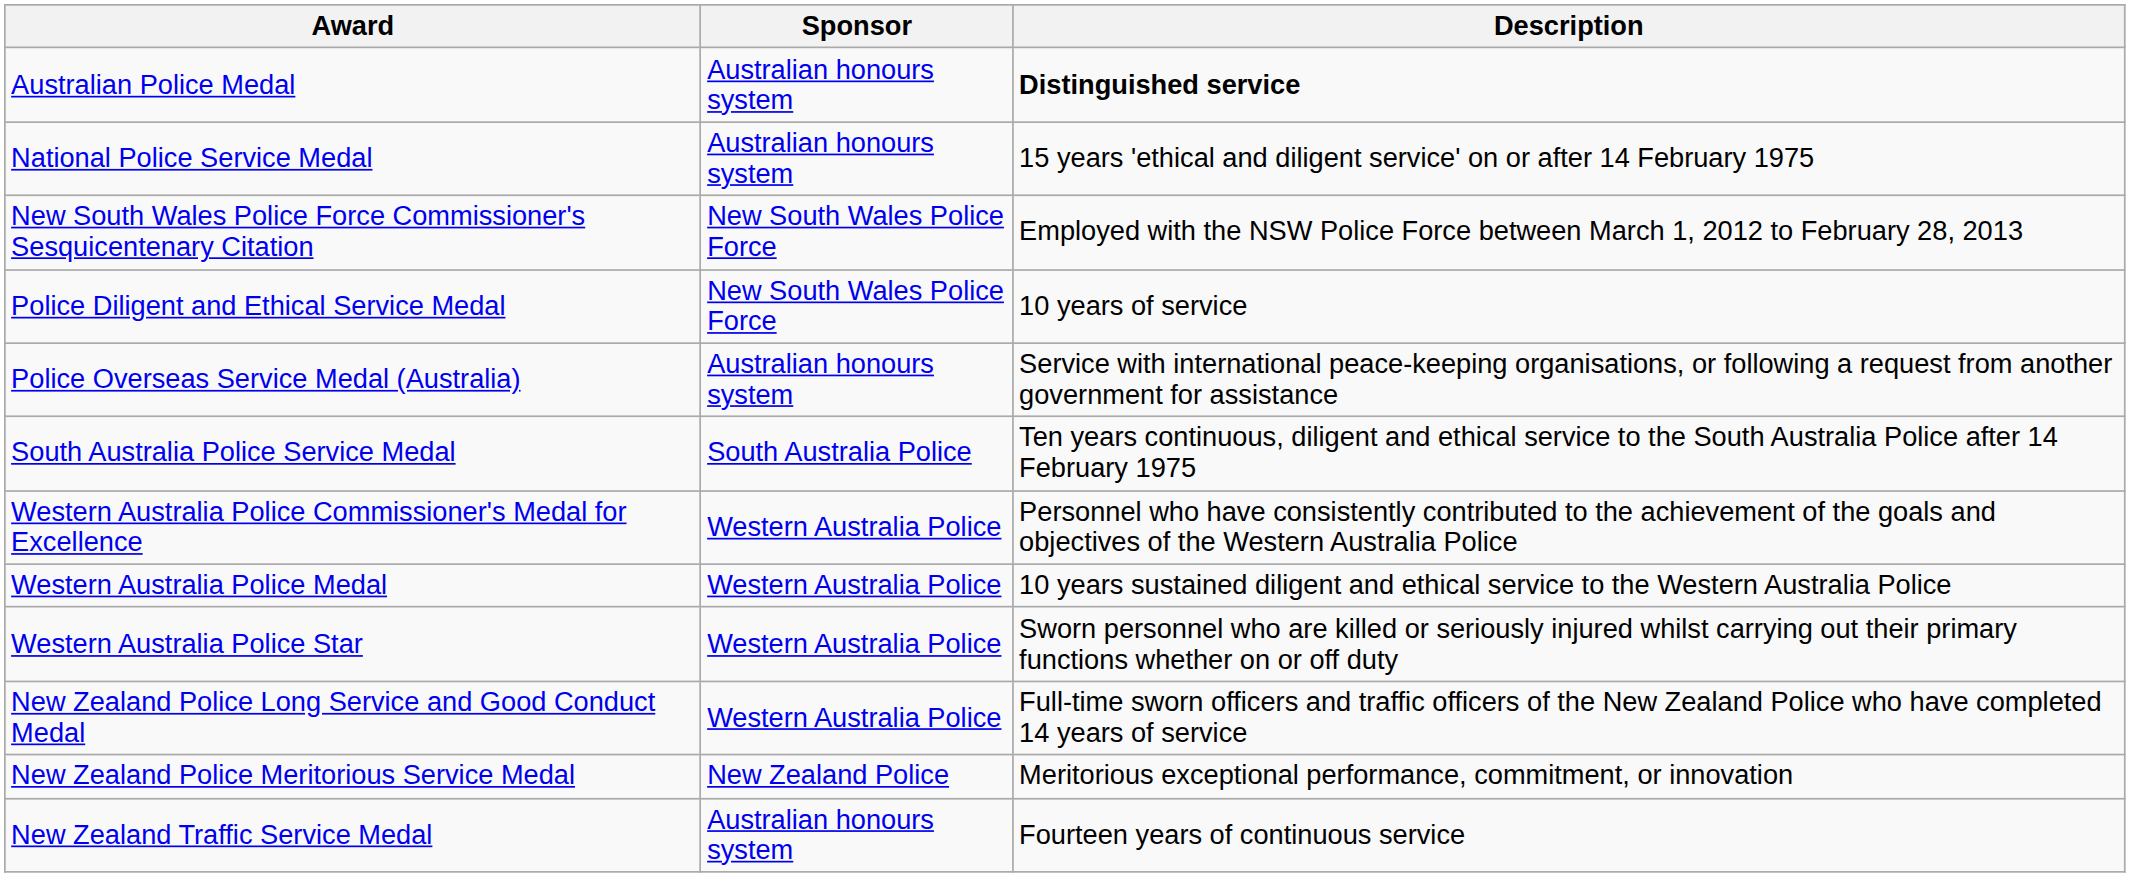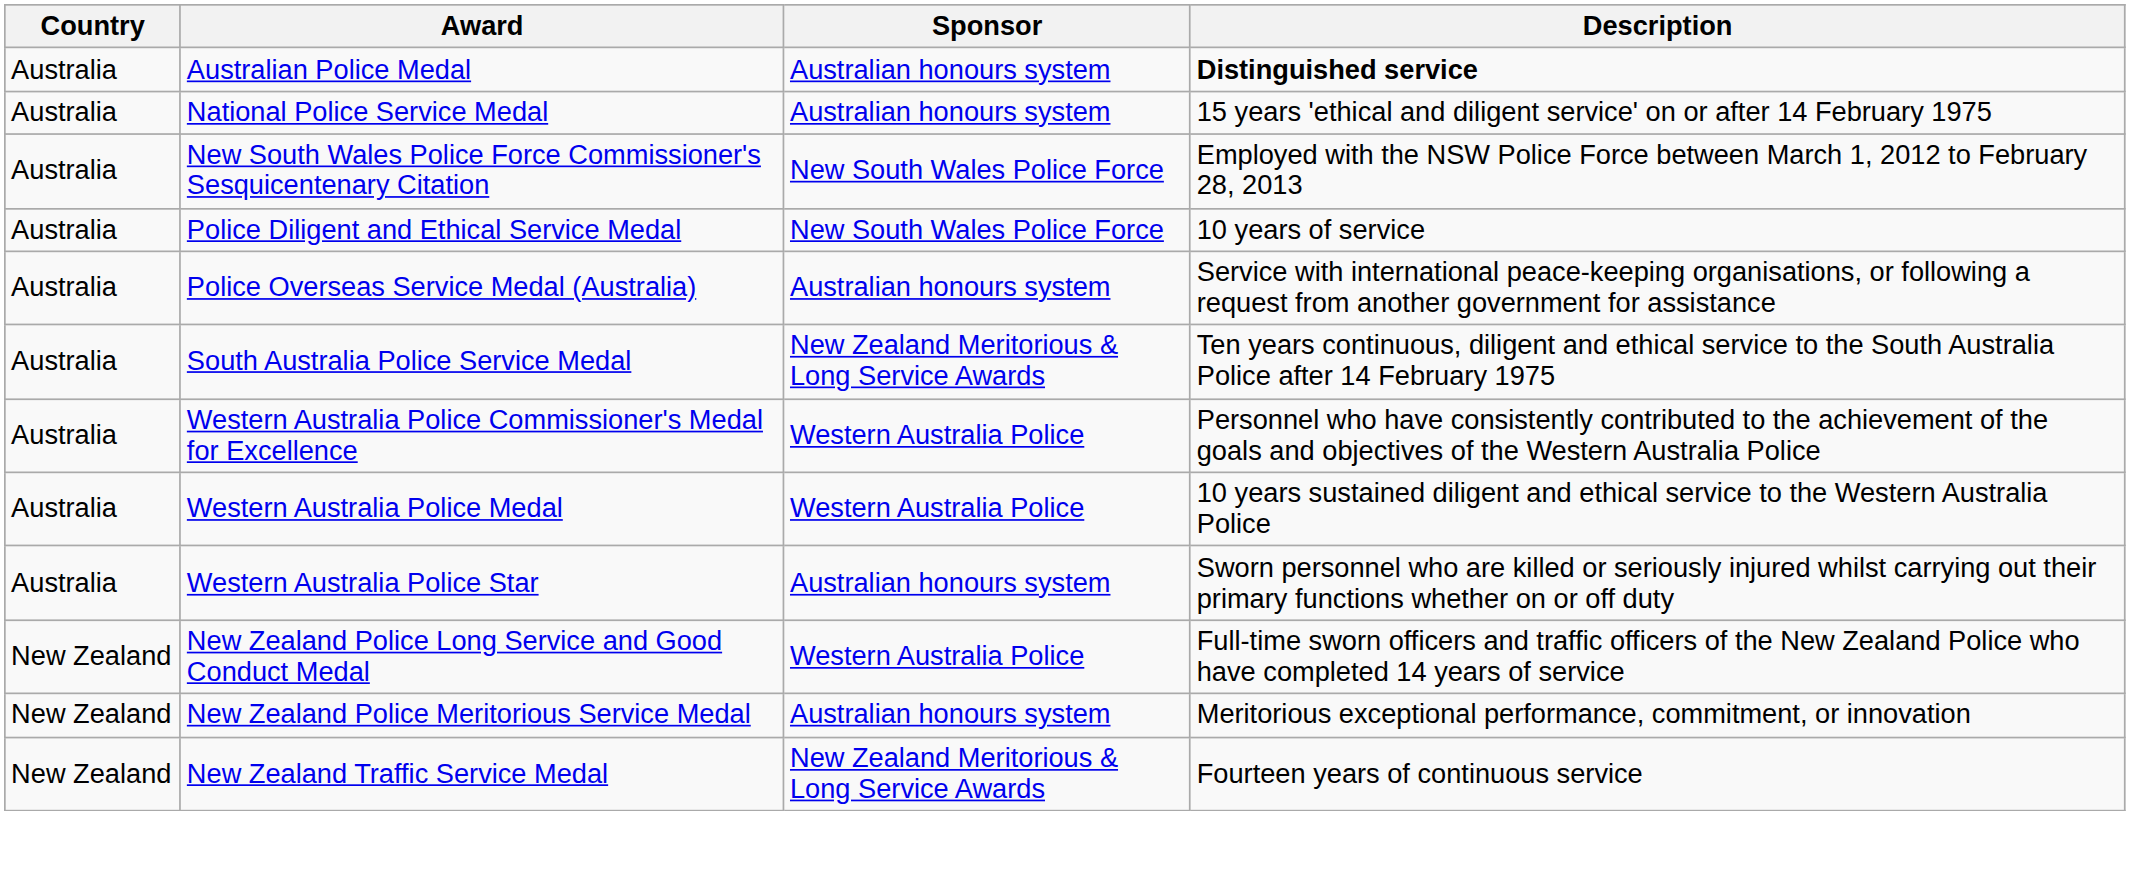+ column: (93, 26)
(839, 453) South Australia Police -> (954, 361) New Zealand Meritorious & Long Service Awards
(854, 643) Western Australia Police -> (950, 582) Australian honours system
(828, 775) New Zealand Police -> (950, 714) Australian honours system
(821, 834) Australian honours system -> (954, 773) New Zealand Meritorious & Long Service Awards
